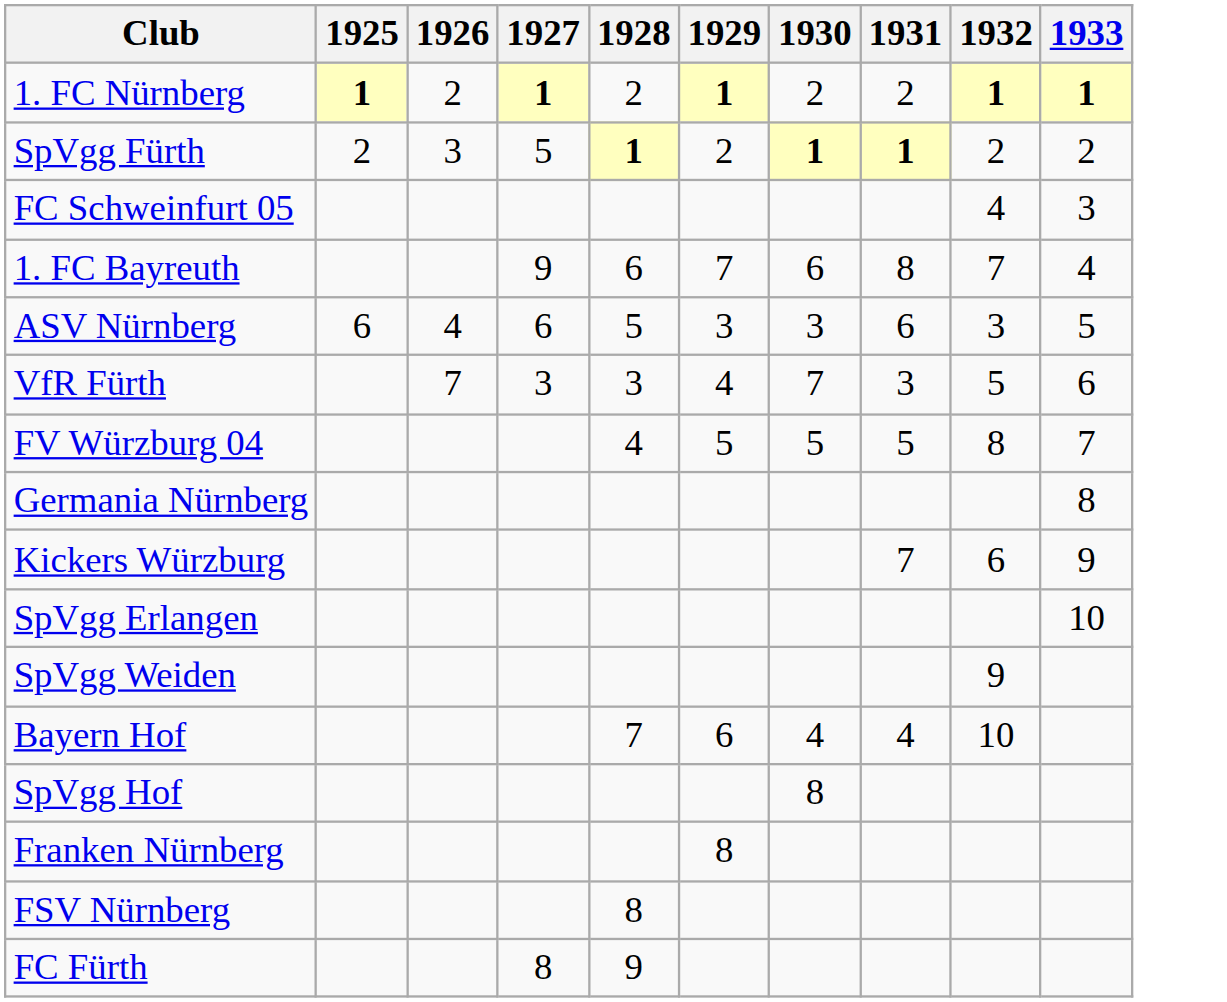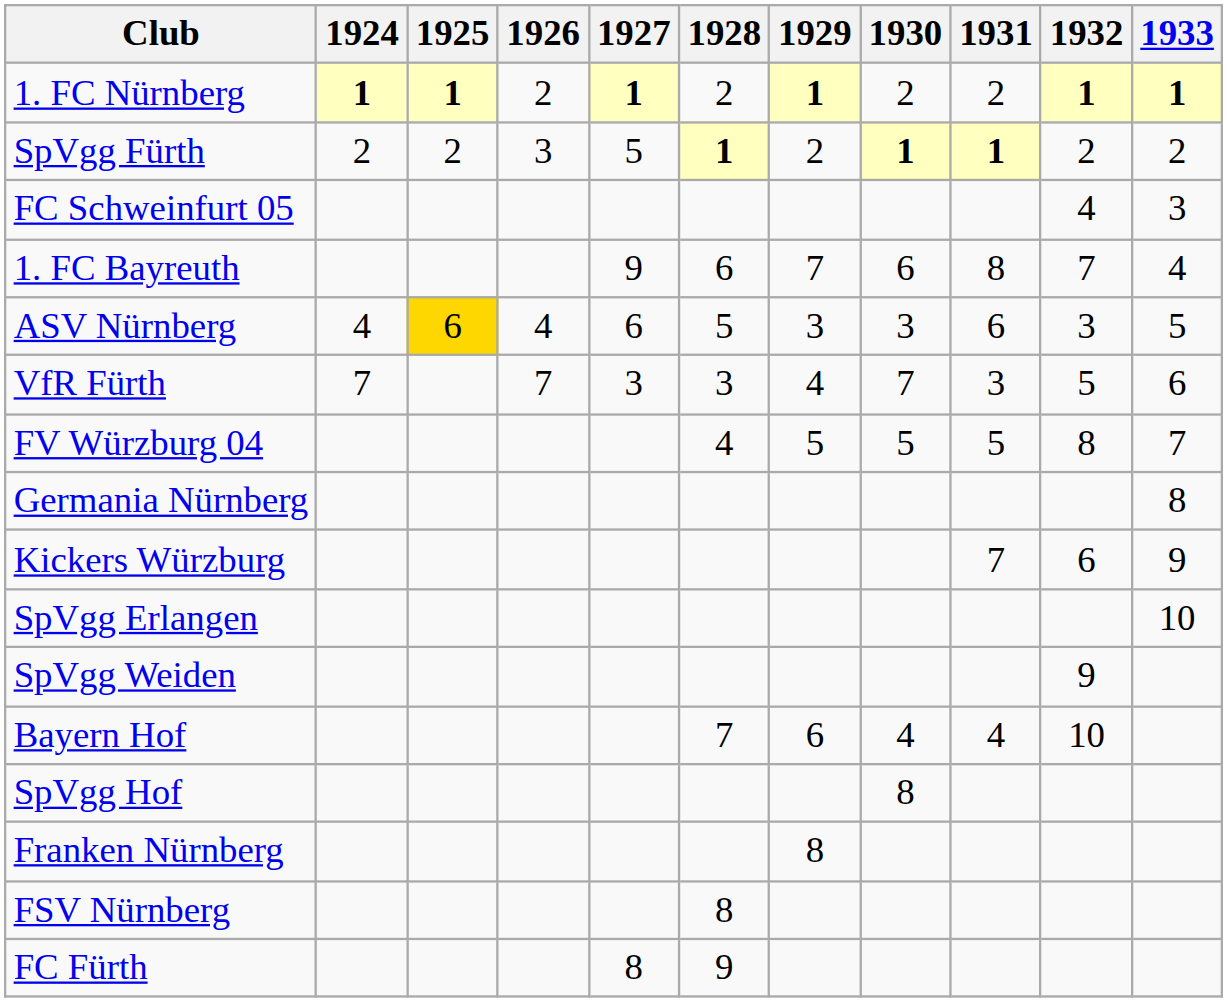+ column: (362, 33)
(362, 325) no background -> (453, 325) gold background
